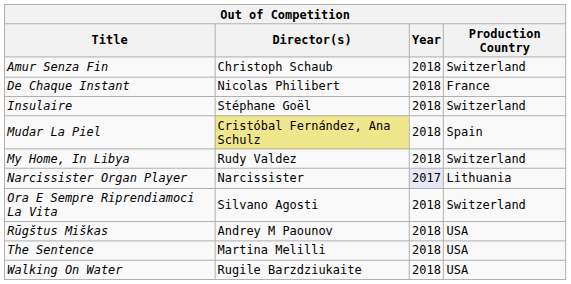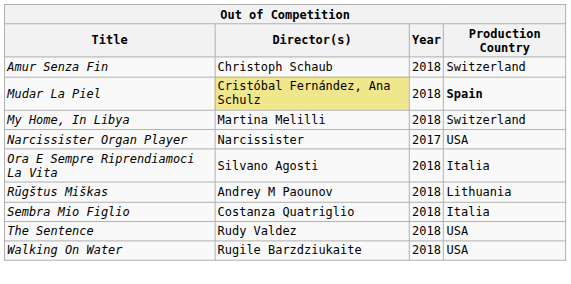- row: (69, 86)
- row: (40, 106)
(465, 132) normal -> (465, 93) bold
(257, 159) Rudy Valdez -> (272, 120) Martina Melilli
(426, 178) lavender background -> (426, 139) no background
(479, 178) Lithuania -> (457, 139) USA
(486, 205) Switzerland -> (468, 166) Italia
(457, 231) USA -> (479, 192) Lithuania
+ row: (69, 212)
(272, 251) Martina Melilli -> (257, 231) Rudy Valdez
